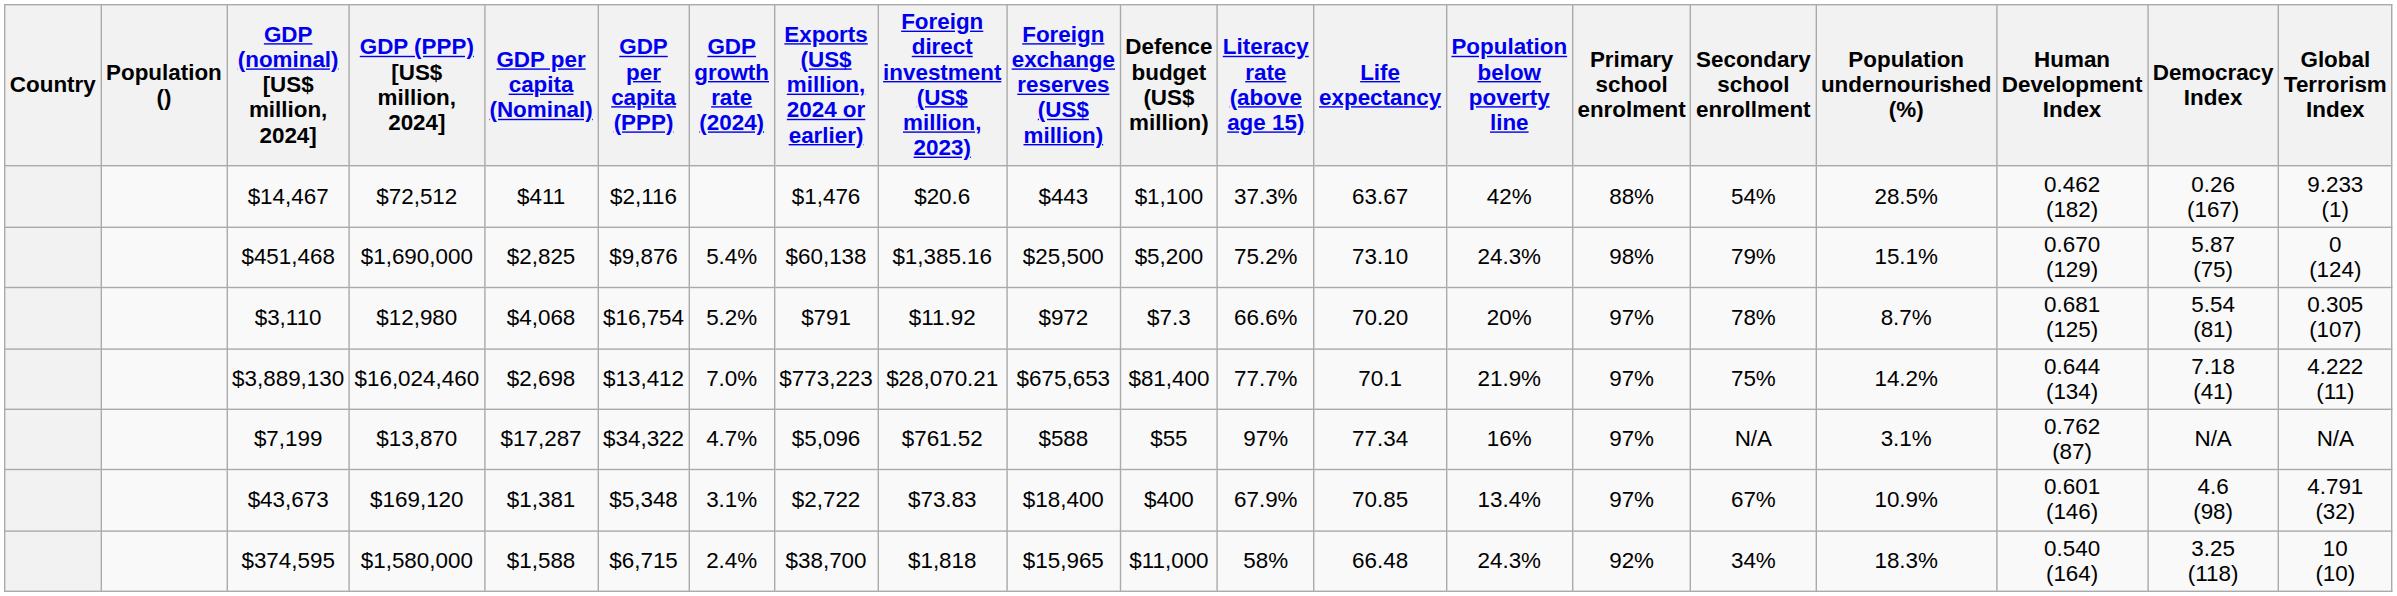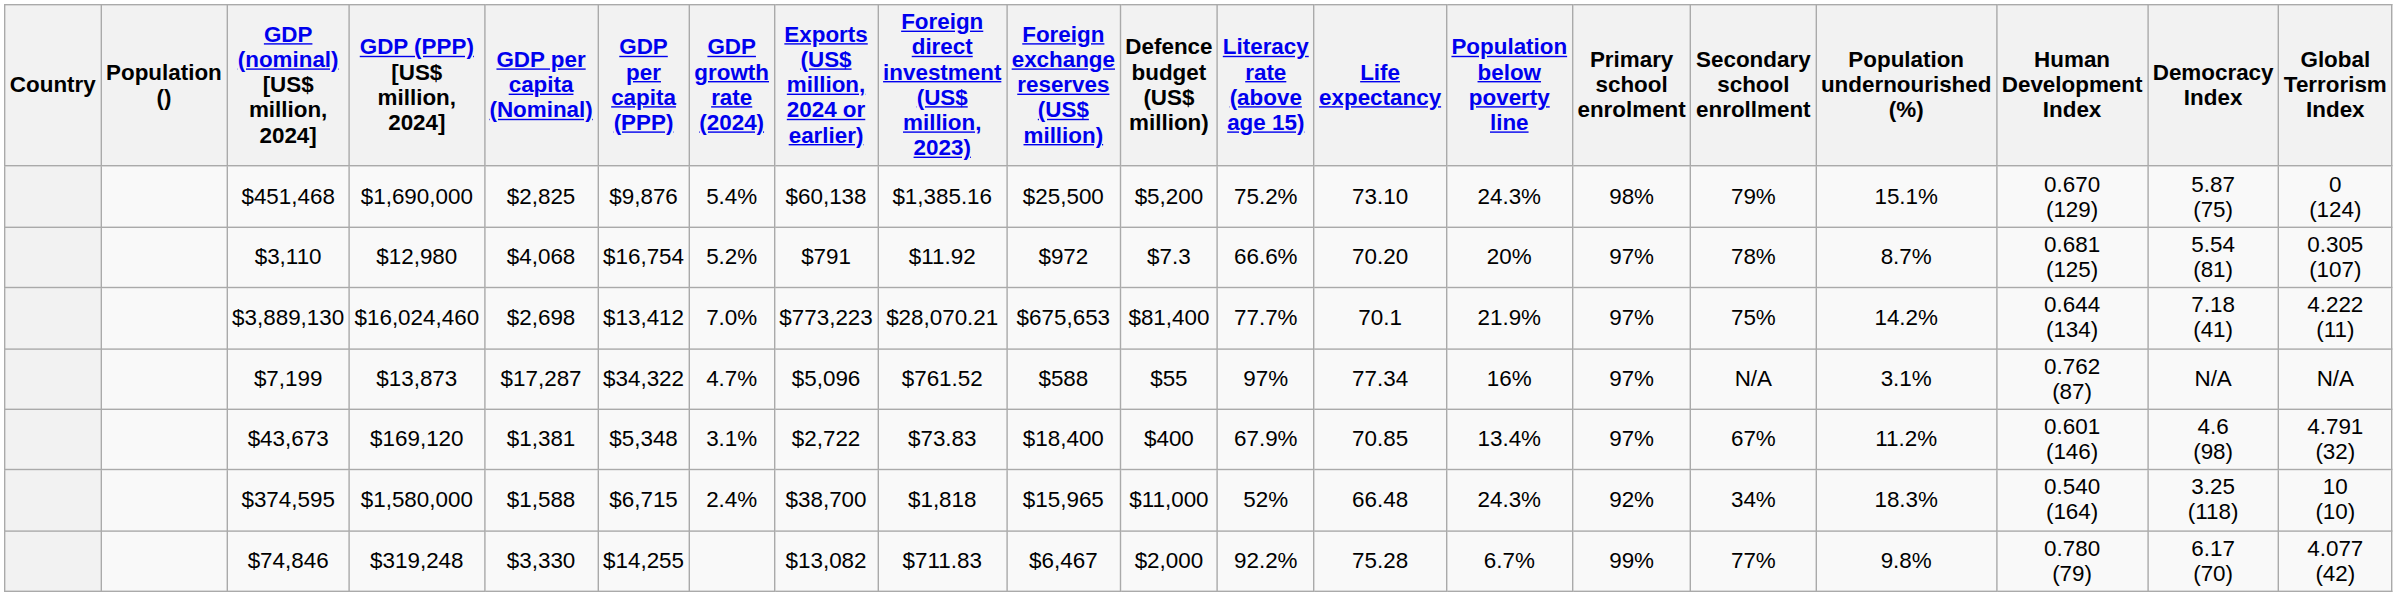- row: (288, 196)
(417, 439) $13,870 -> (417, 378) $13,873
(1906, 500) 10.9% -> (1906, 439) 11.2%
(1266, 560) 58% -> (1266, 500) 52%
+ row: (288, 560)
